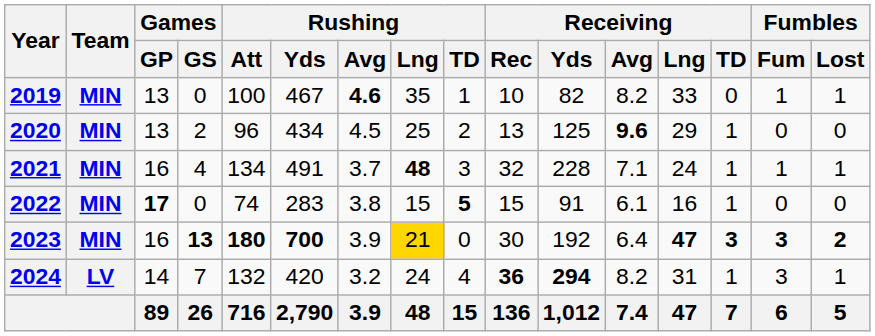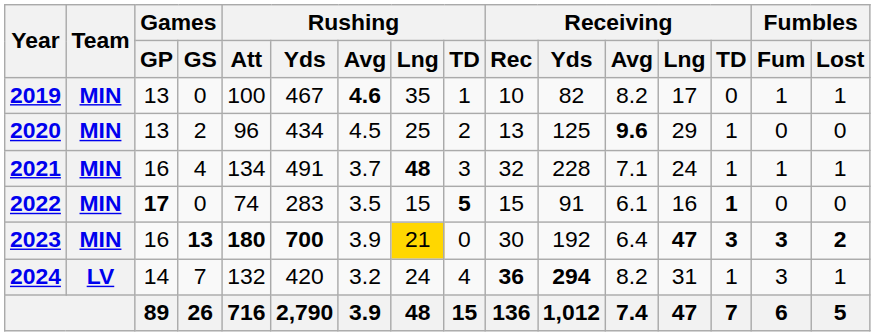(685, 95) 33 -> (685, 95) 17
(365, 204) 3.8 -> (365, 204) 3.5
(731, 204) normal -> (731, 204) bold
